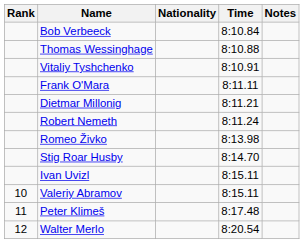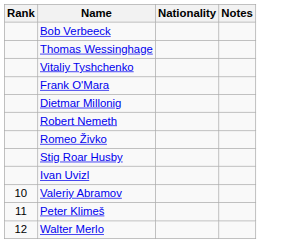- column: (240, 13)
